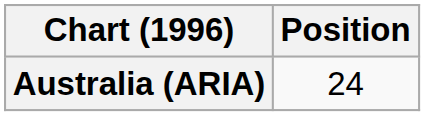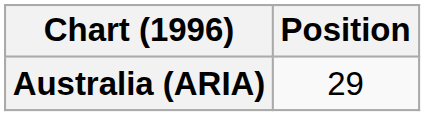(346, 82) 24 -> (346, 82) 29
